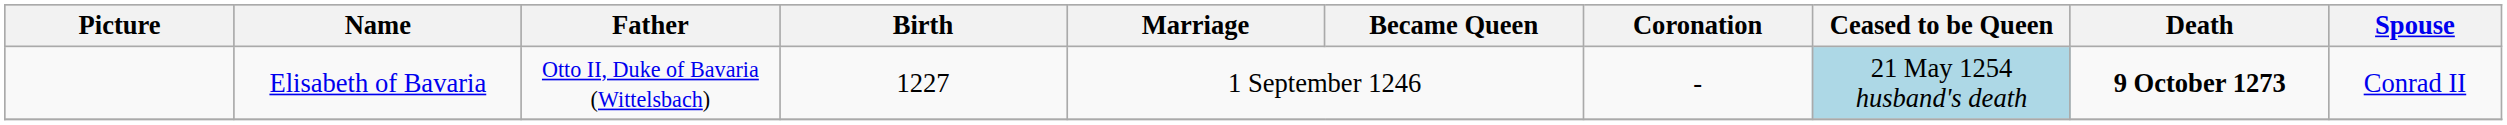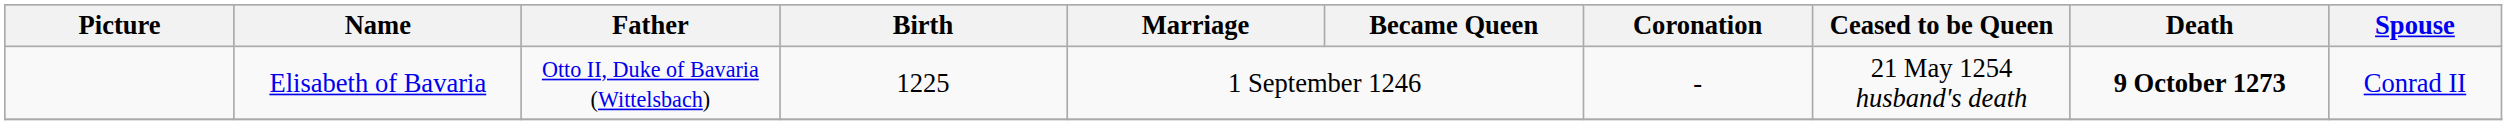(923, 82) 1227 -> (923, 82) 1225
(1941, 82) lightblue background -> (1941, 82) no background
